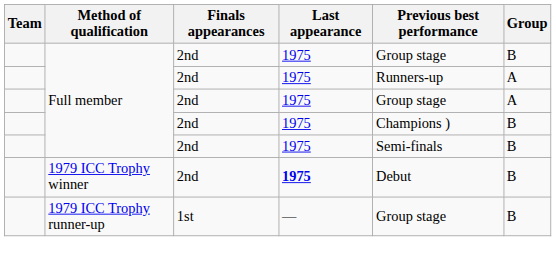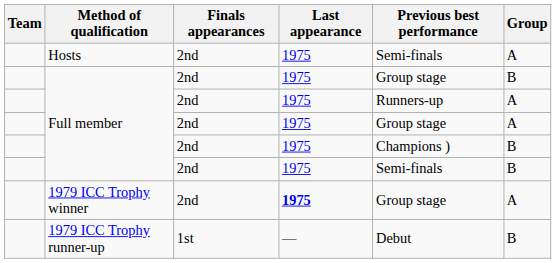+ row: (65, 54)
(394, 177) Debut -> (411, 200) Group stage
(512, 177) B -> (512, 200) A
(411, 216) Group stage -> (394, 239) Debut
